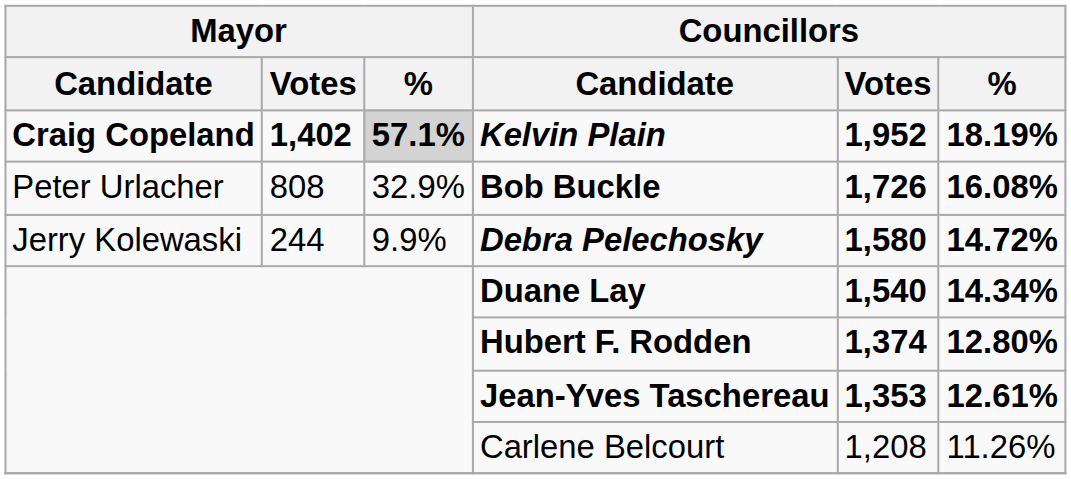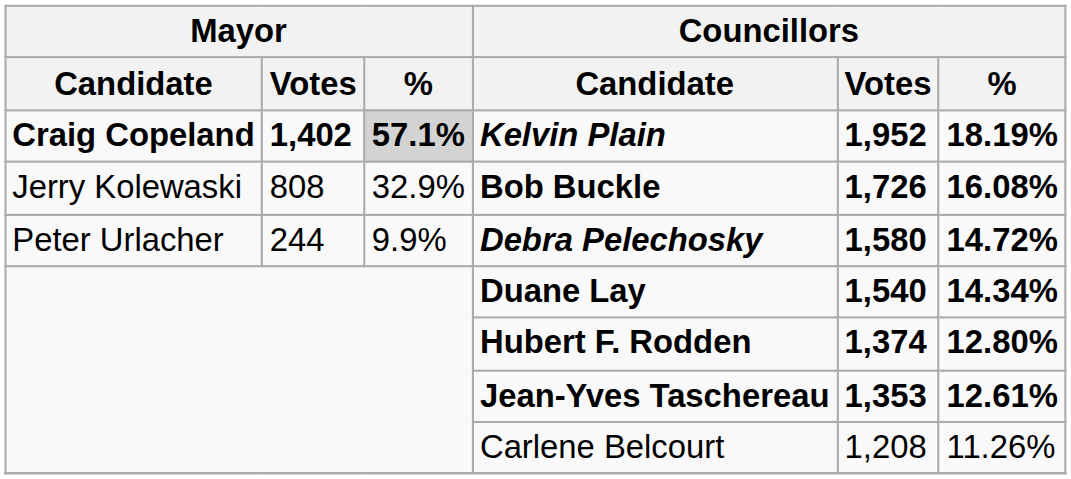(118, 187) Peter Urlacher -> (127, 187) Jerry Kolewaski
(127, 239) Jerry Kolewaski -> (118, 239) Peter Urlacher
